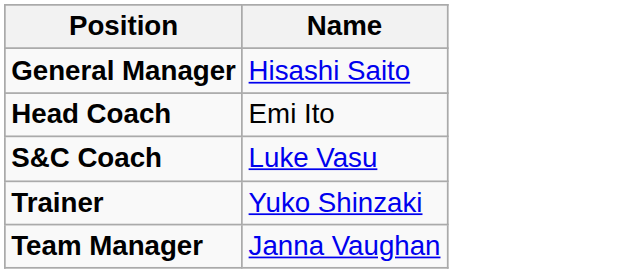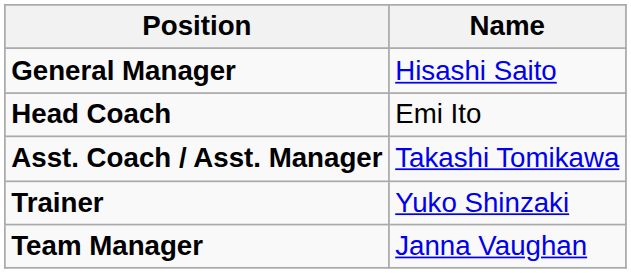+ row: (197, 158)
- row: (87, 158)
